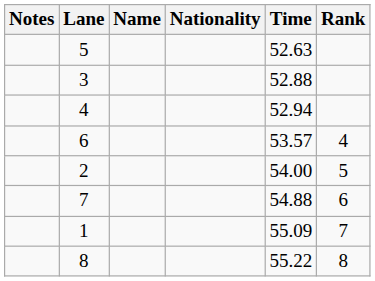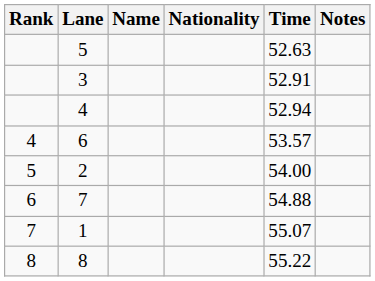columns swapped: (343, 19) <-> (32, 19)
(291, 79) 52.88 -> (290, 79) 52.91
(291, 230) 55.09 -> (290, 230) 55.07
